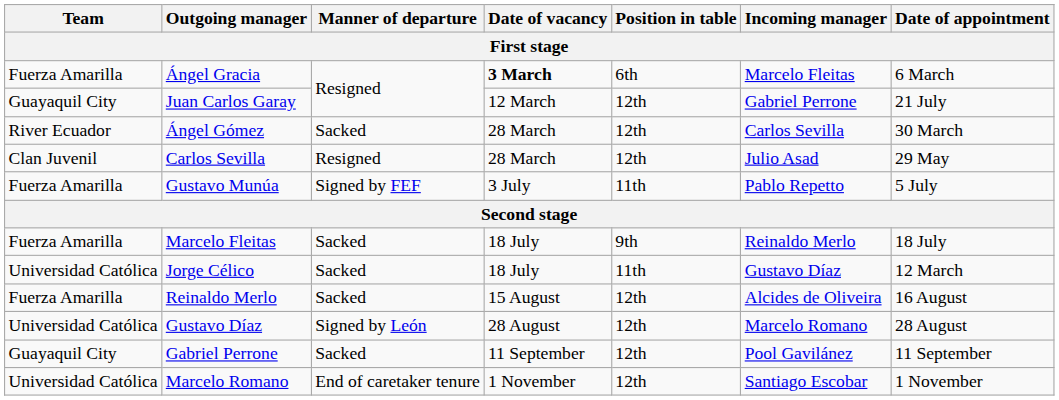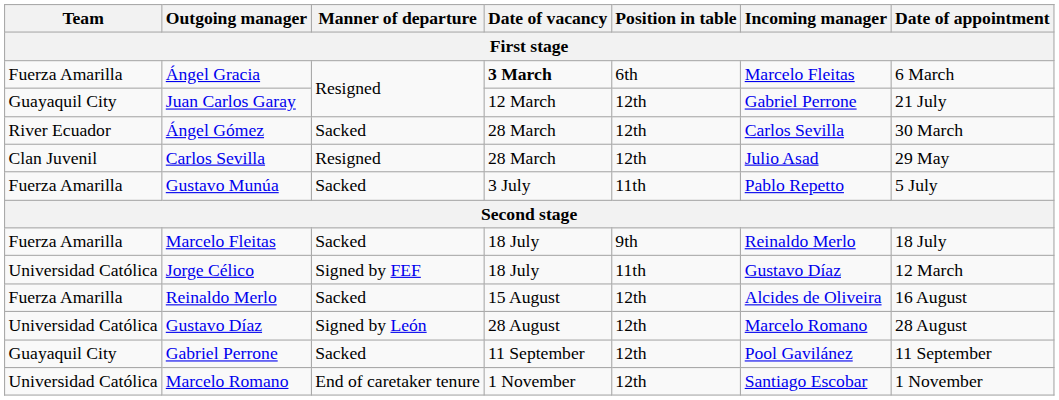(368, 185) Signed by FEF -> (341, 185) Sacked
(341, 269) Sacked -> (368, 269) Signed by FEF
